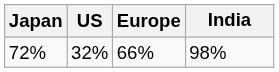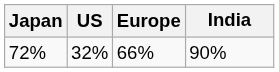(208, 52) 98% -> (208, 52) 90%
